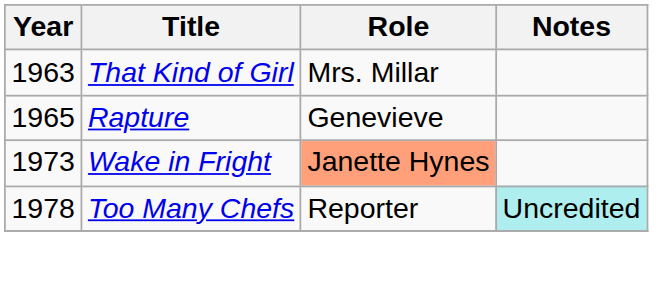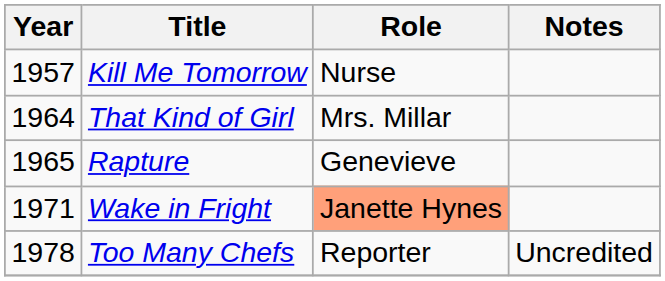+ row: (197, 72)
(43, 72) 1963 -> (43, 117) 1964
(43, 162) 1973 -> (43, 207) 1971
(571, 207) paleturquoise background -> (584, 252) no background
